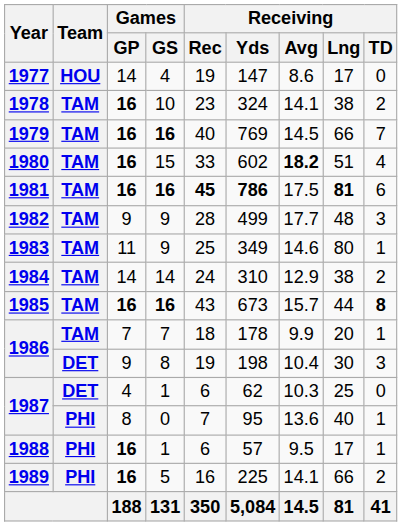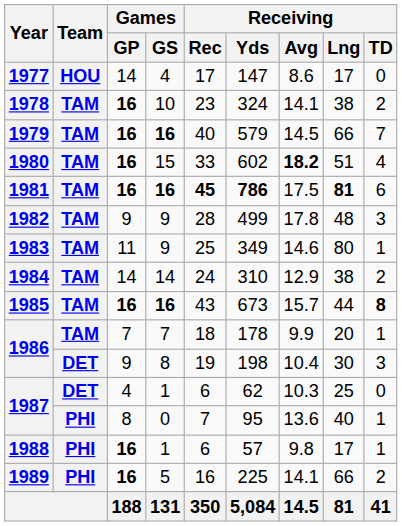(205, 76) 19 -> (205, 76) 17
(253, 133) 769 -> (253, 133) 579
(301, 219) 17.7 -> (301, 219) 17.8
(301, 448) 9.5 -> (301, 448) 9.8
